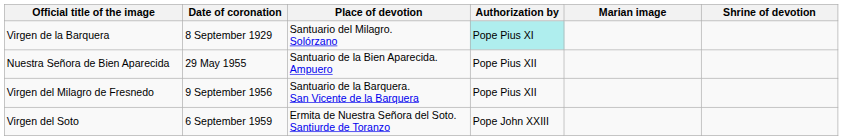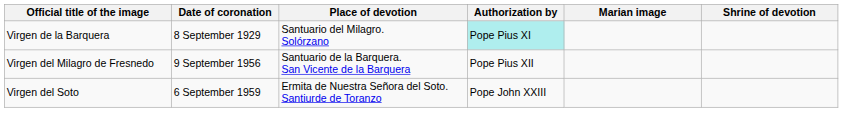- row: (88, 64)
